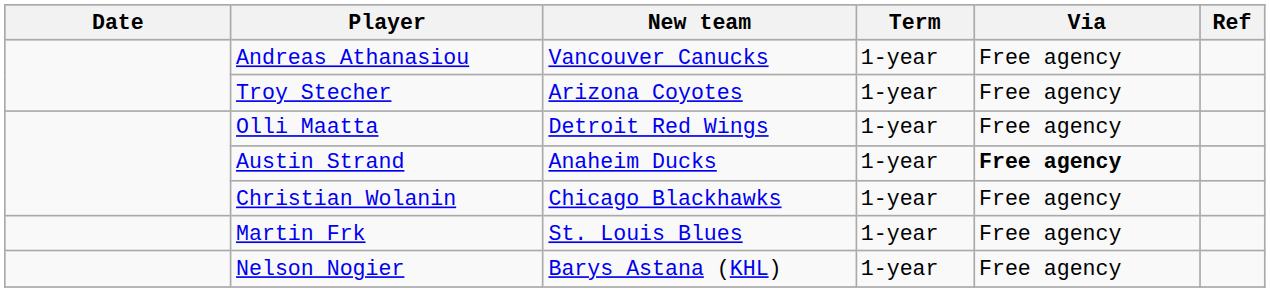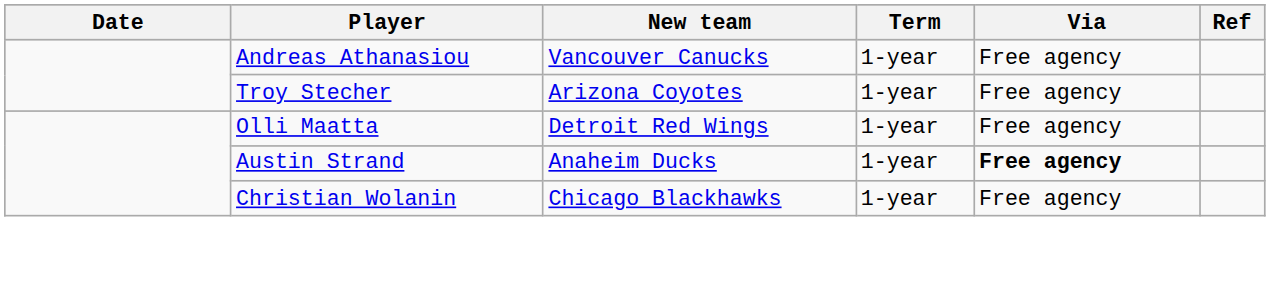- row: (301, 233)
- row: (320, 269)
